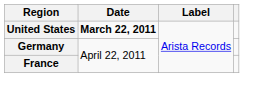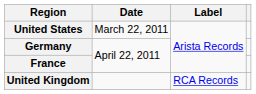(118, 30) bold -> (131, 30) normal
+ row: (48, 81)
